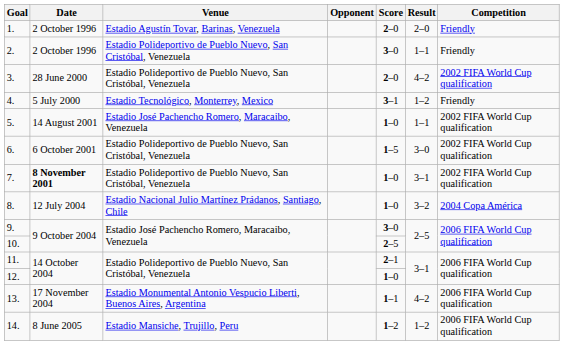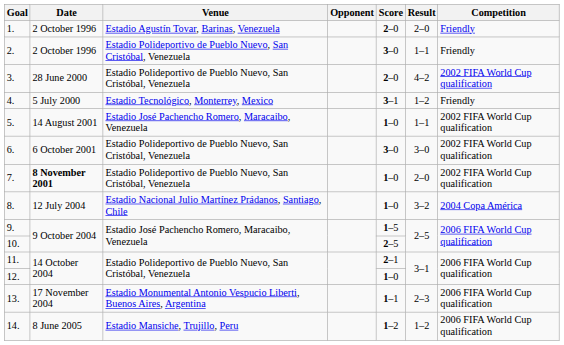(391, 150) 1–5 -> (391, 150) 3–0
(422, 178) 3–1 -> (422, 178) 2–0
(391, 227) 3–0 -> (391, 227) 1–5
(422, 298) 4–2 -> (422, 298) 2–3
